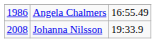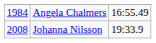(17, 12) 1986 -> (17, 12) 1984
